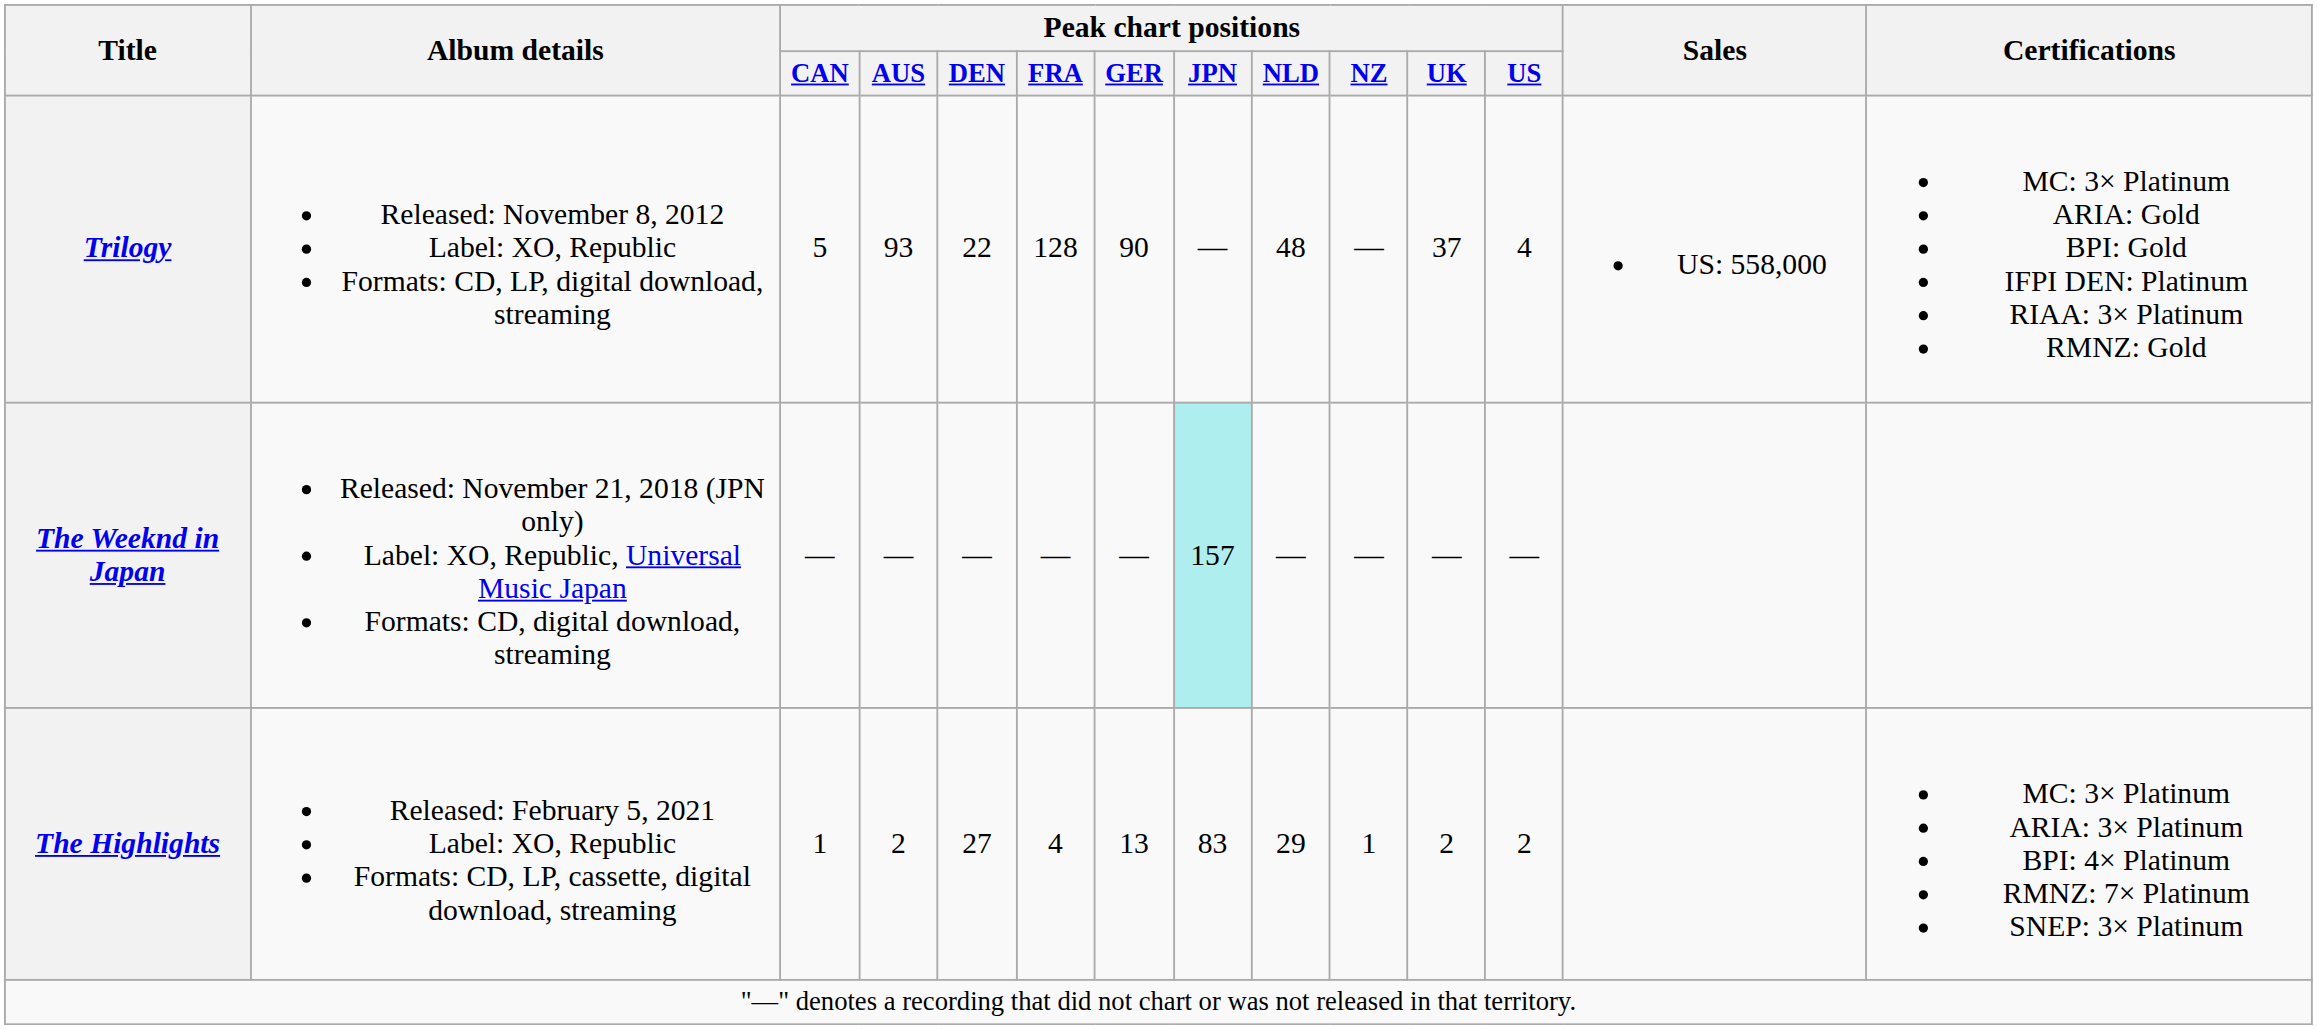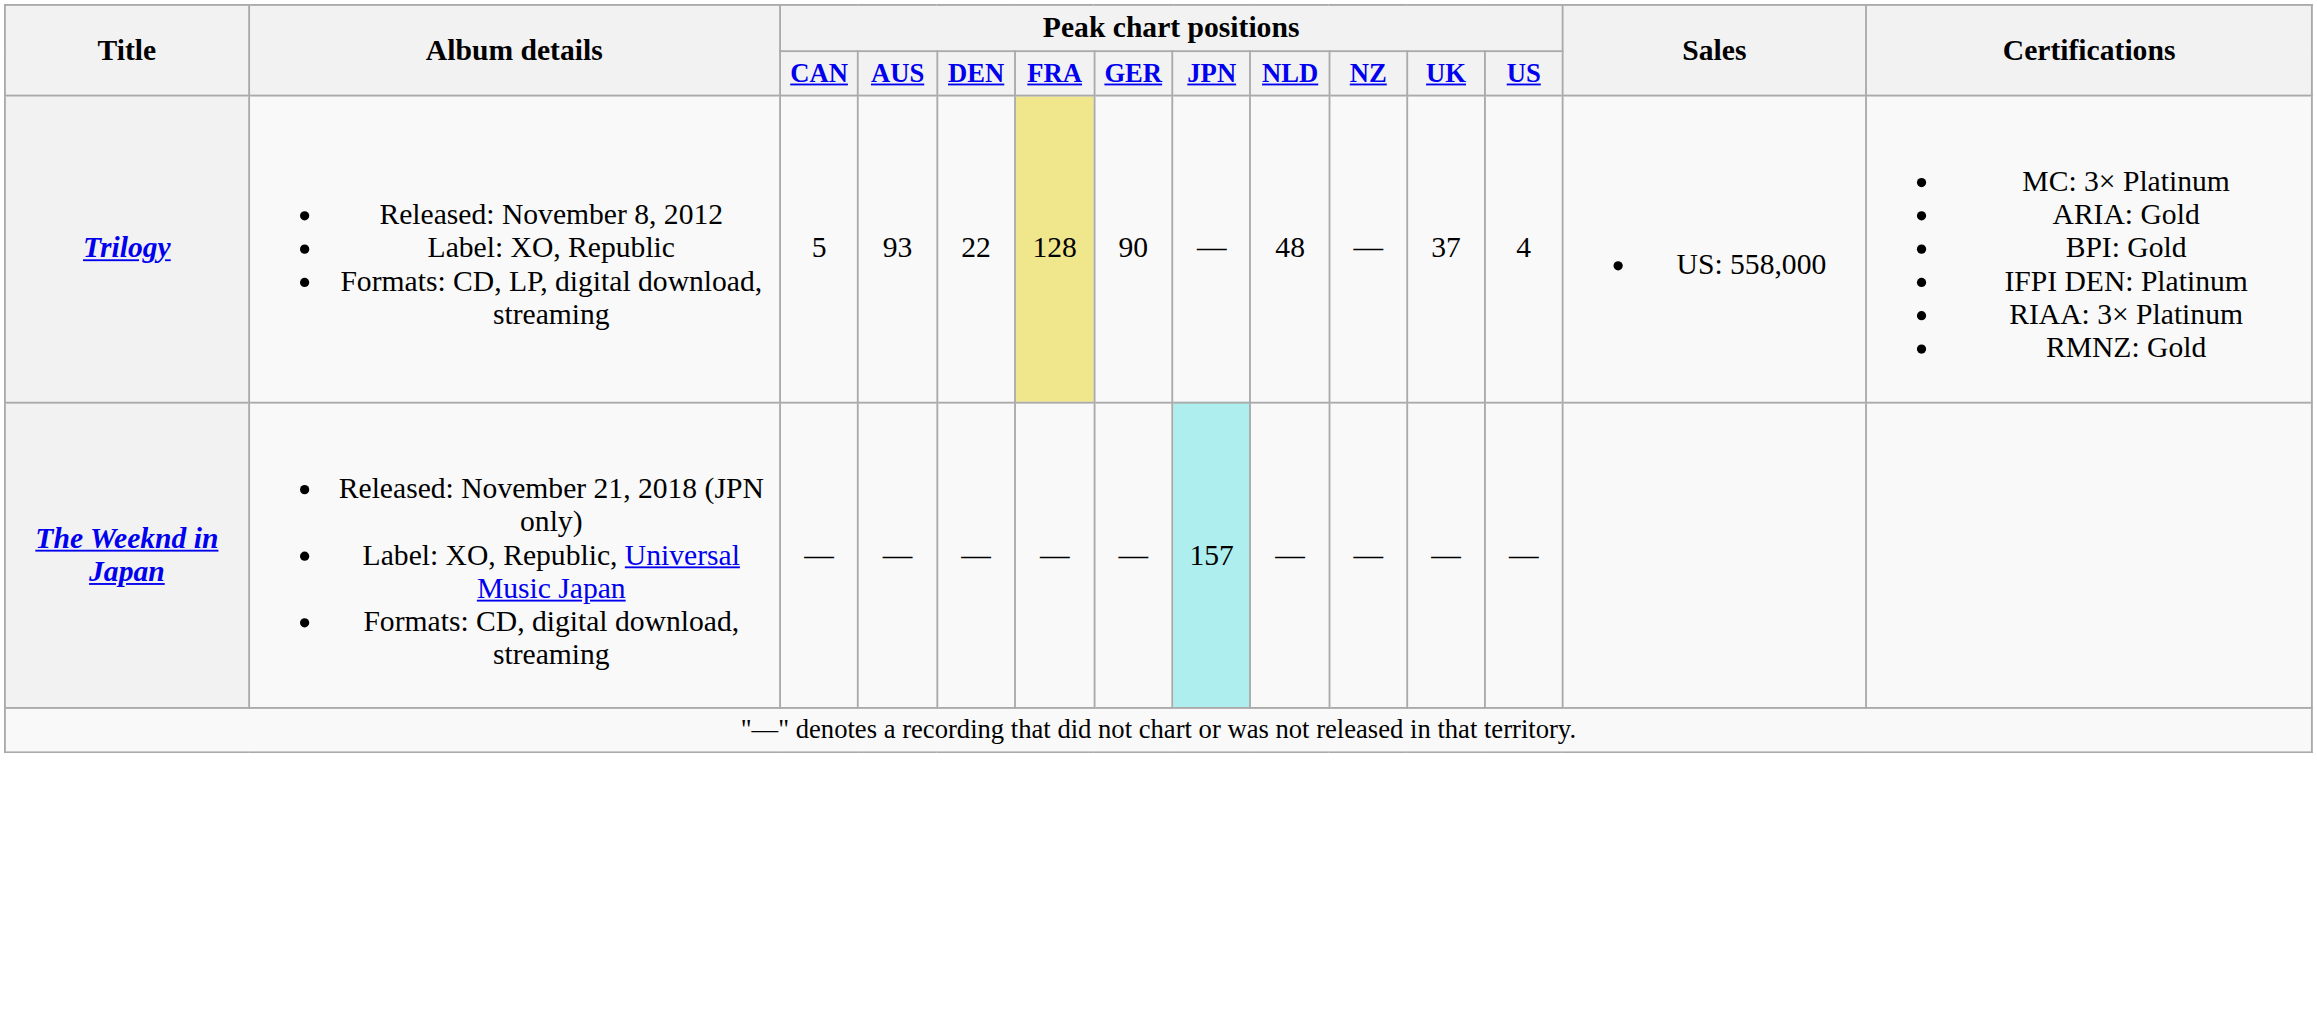(1055, 248) no background -> (1055, 248) khaki background
- row: (128, 843)
